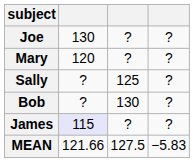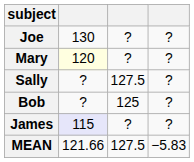(83, 59) no background -> (83, 59) lightyellow background
(128, 80) 125 -> (128, 80) 127.5
(128, 102) 130 -> (128, 102) 125
